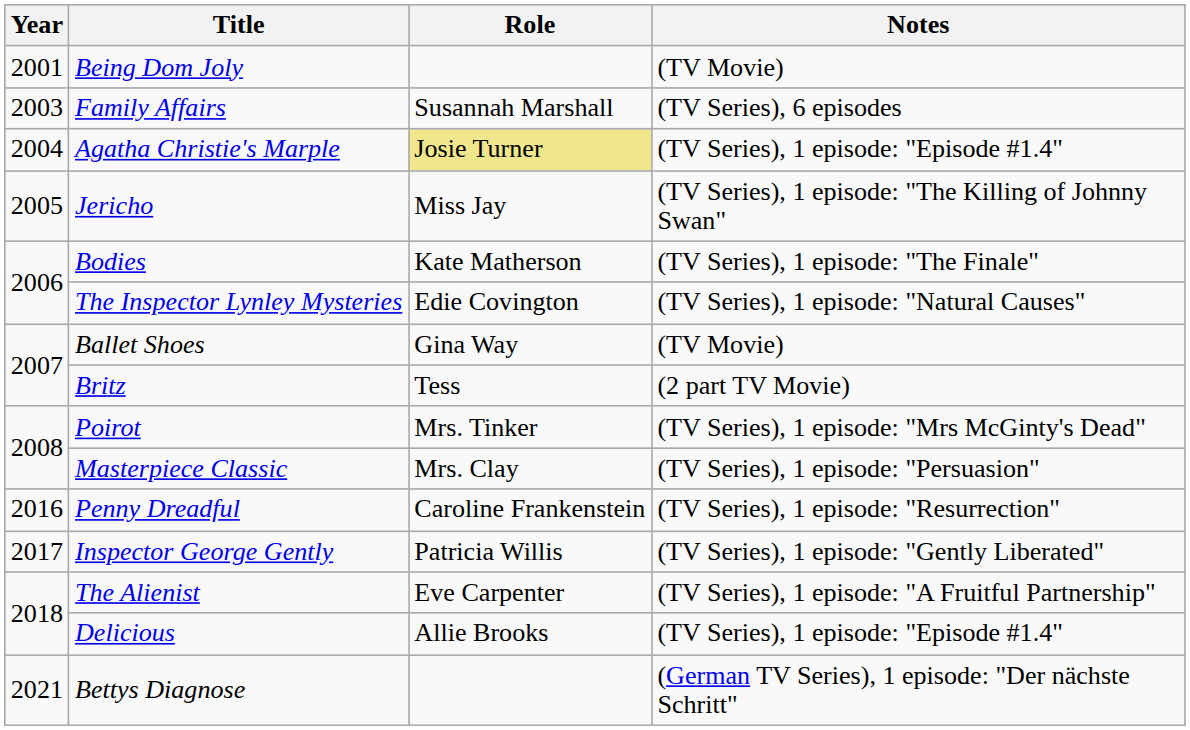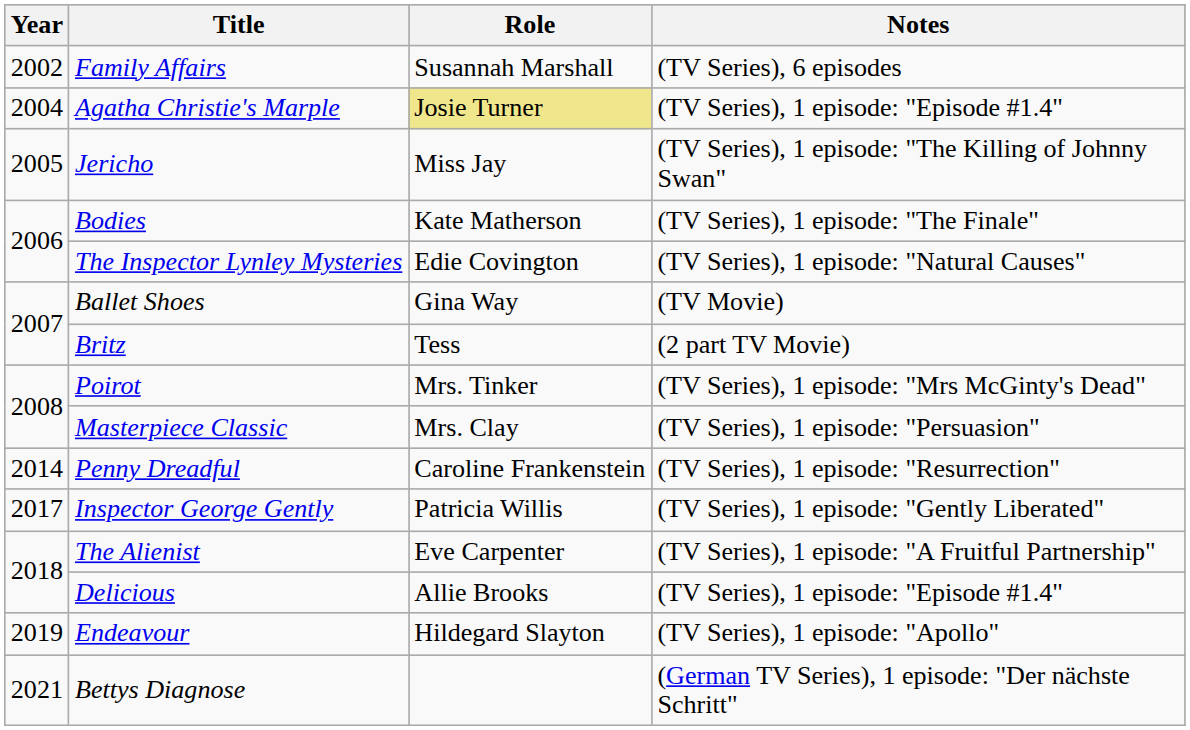- row: (159, 66)
(37, 107) 2003 -> (37, 66) 2002
(37, 509) 2016 -> (37, 468) 2014
+ row: (132, 633)
